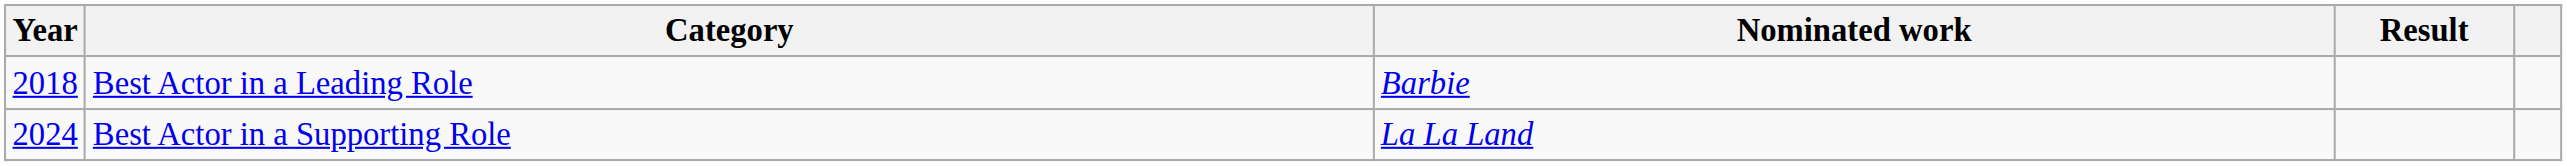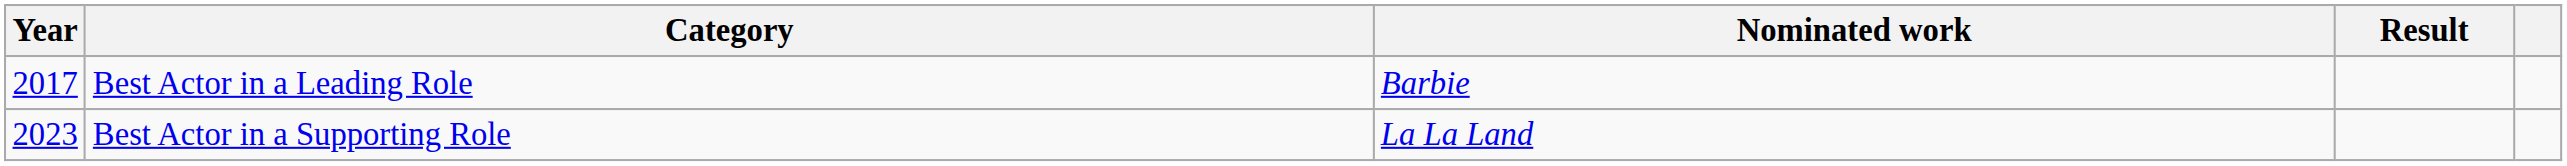(45, 82) 2018 -> (45, 82) 2017
(45, 133) 2024 -> (45, 133) 2023
